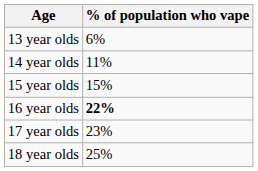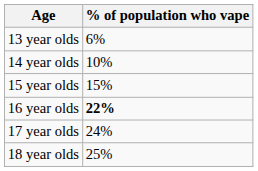(99, 62) 11% -> (99, 62) 10%
(99, 131) 23% -> (99, 131) 24%
